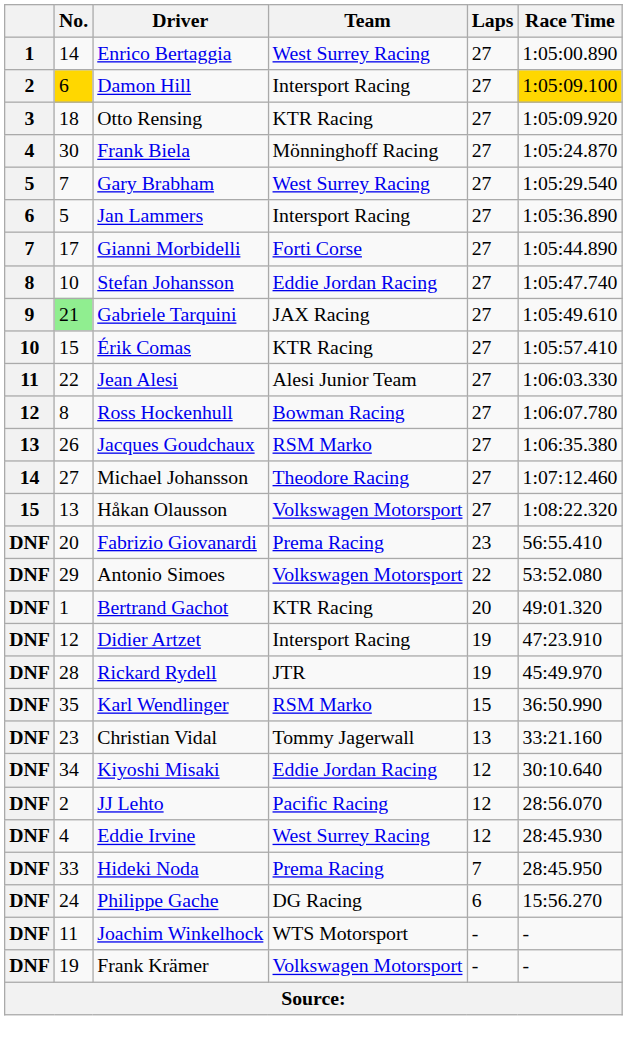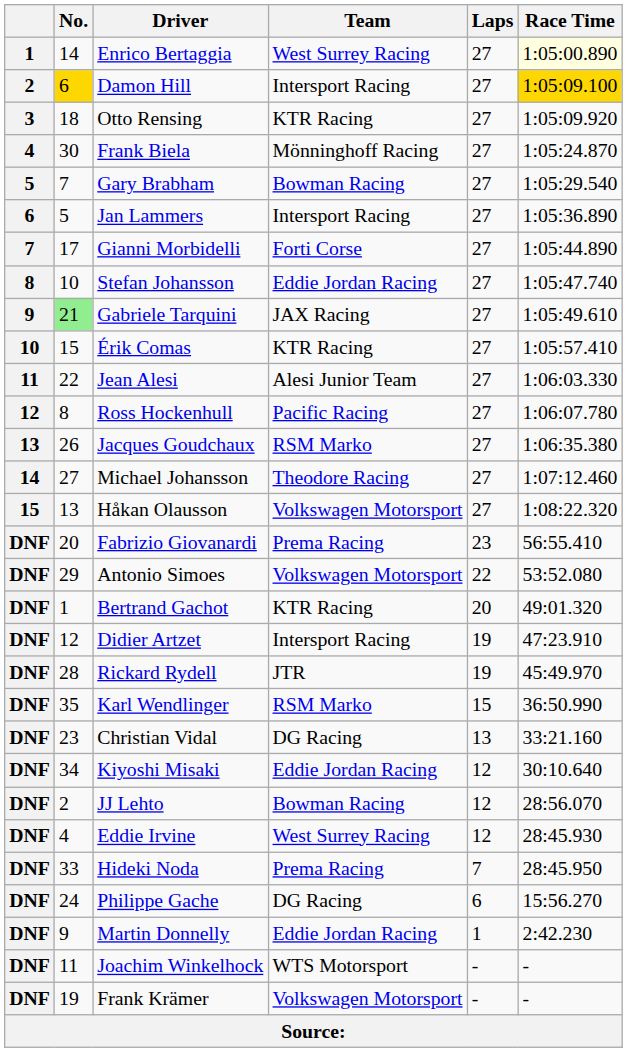(570, 53) no background -> (570, 53) lightyellow background
(351, 183) West Surrey Racing -> (339, 183) Bowman Racing
(339, 411) Bowman Racing -> (330, 411) Pacific Racing
(343, 737) Tommy Jagerwall -> (317, 737) DG Racing
(330, 802) Pacific Racing -> (339, 802) Bowman Racing
+ row: (163, 933)
